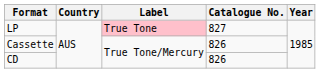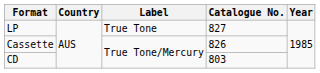(130, 28) pink background -> (130, 28) no background
(217, 60) 826 -> (217, 60) 803
